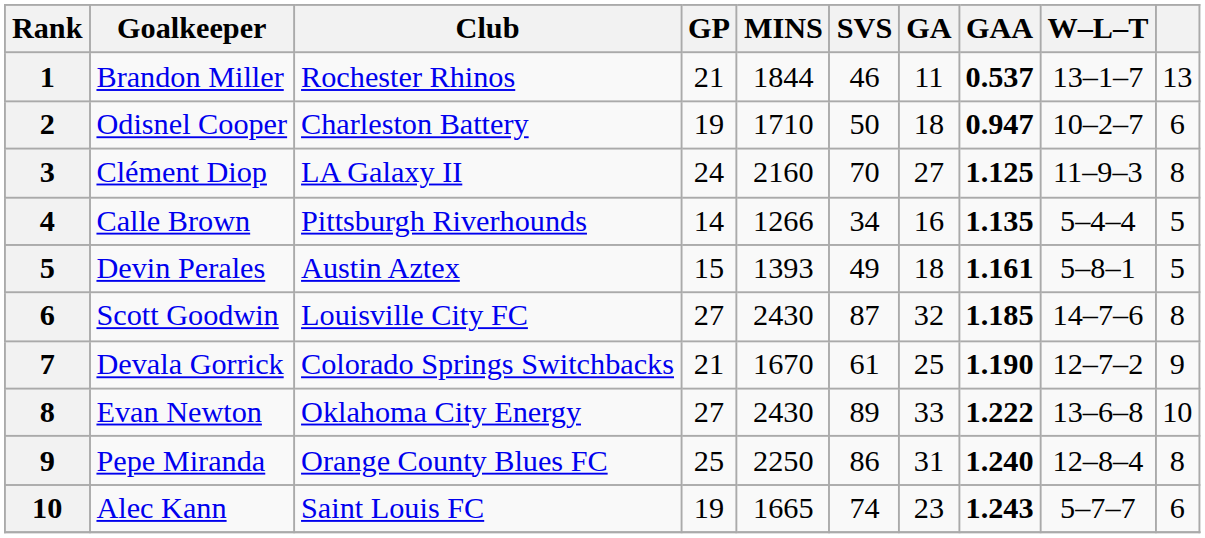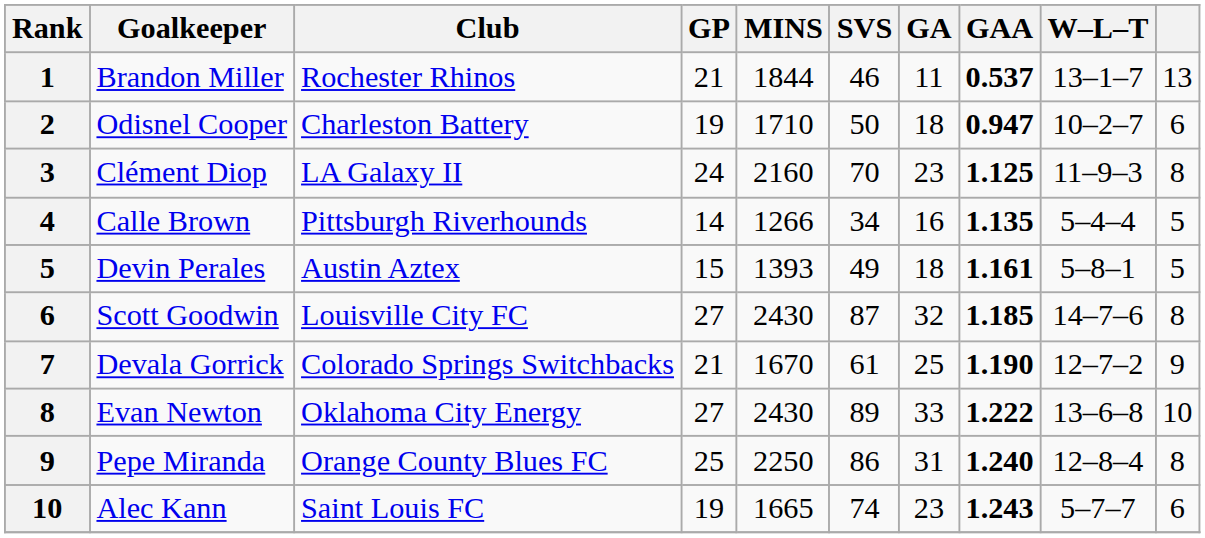(929, 172) 27 -> (929, 172) 23
